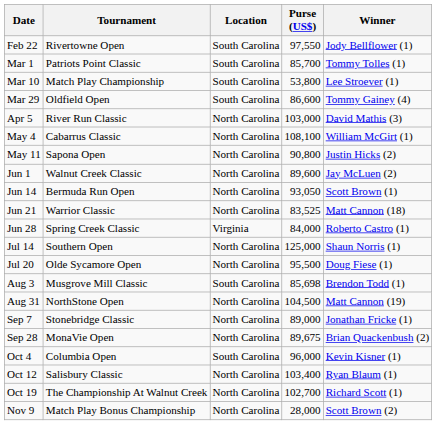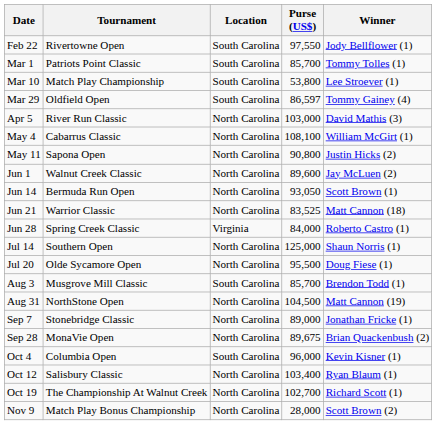(305, 100) 86,600 -> (305, 100) 86,597
(305, 283) 85,698 -> (305, 283) 85,700
